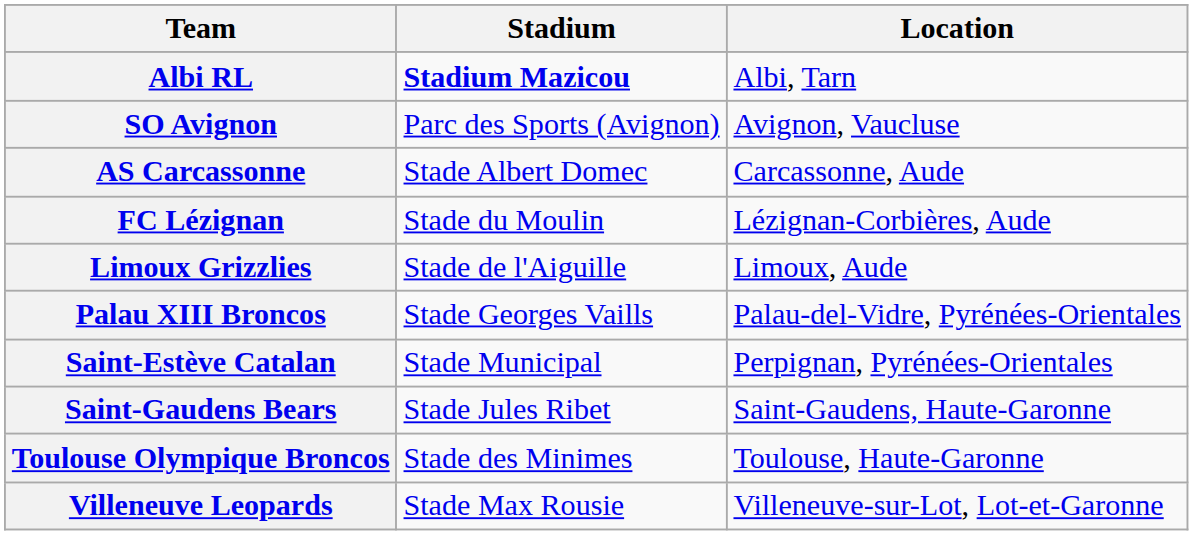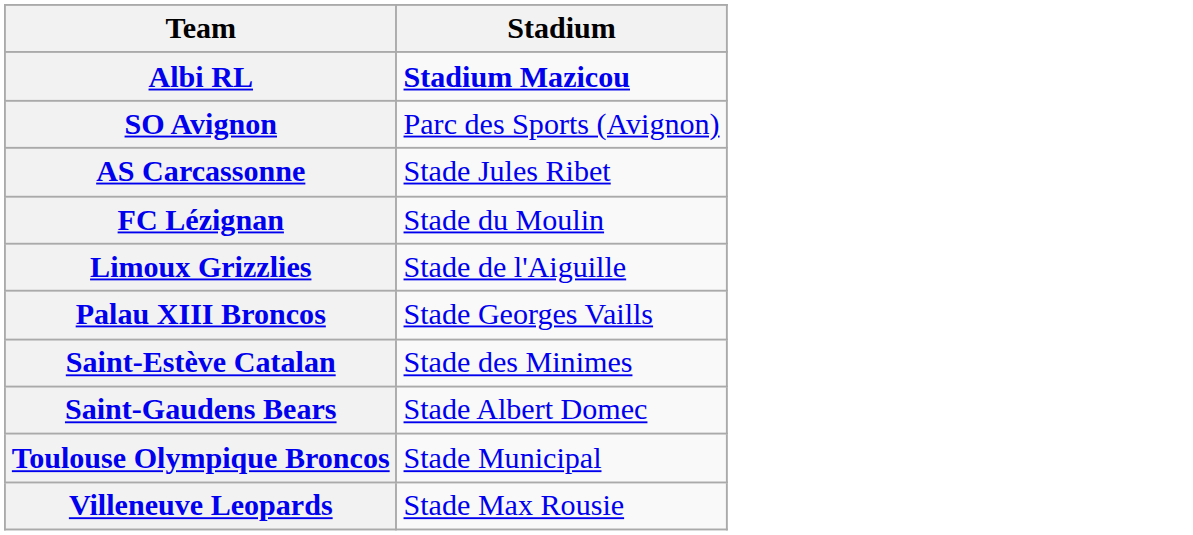- column: (957, 28)
(525, 171) Stade Albert Domec -> (507, 171) Stade Jules Ribet
(503, 362) Stade Municipal -> (518, 362) Stade des Minimes
(507, 409) Stade Jules Ribet -> (525, 409) Stade Albert Domec
(518, 457) Stade des Minimes -> (503, 457) Stade Municipal
